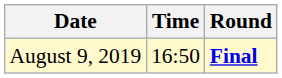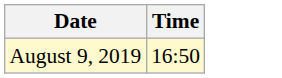- column: (241, 21)
